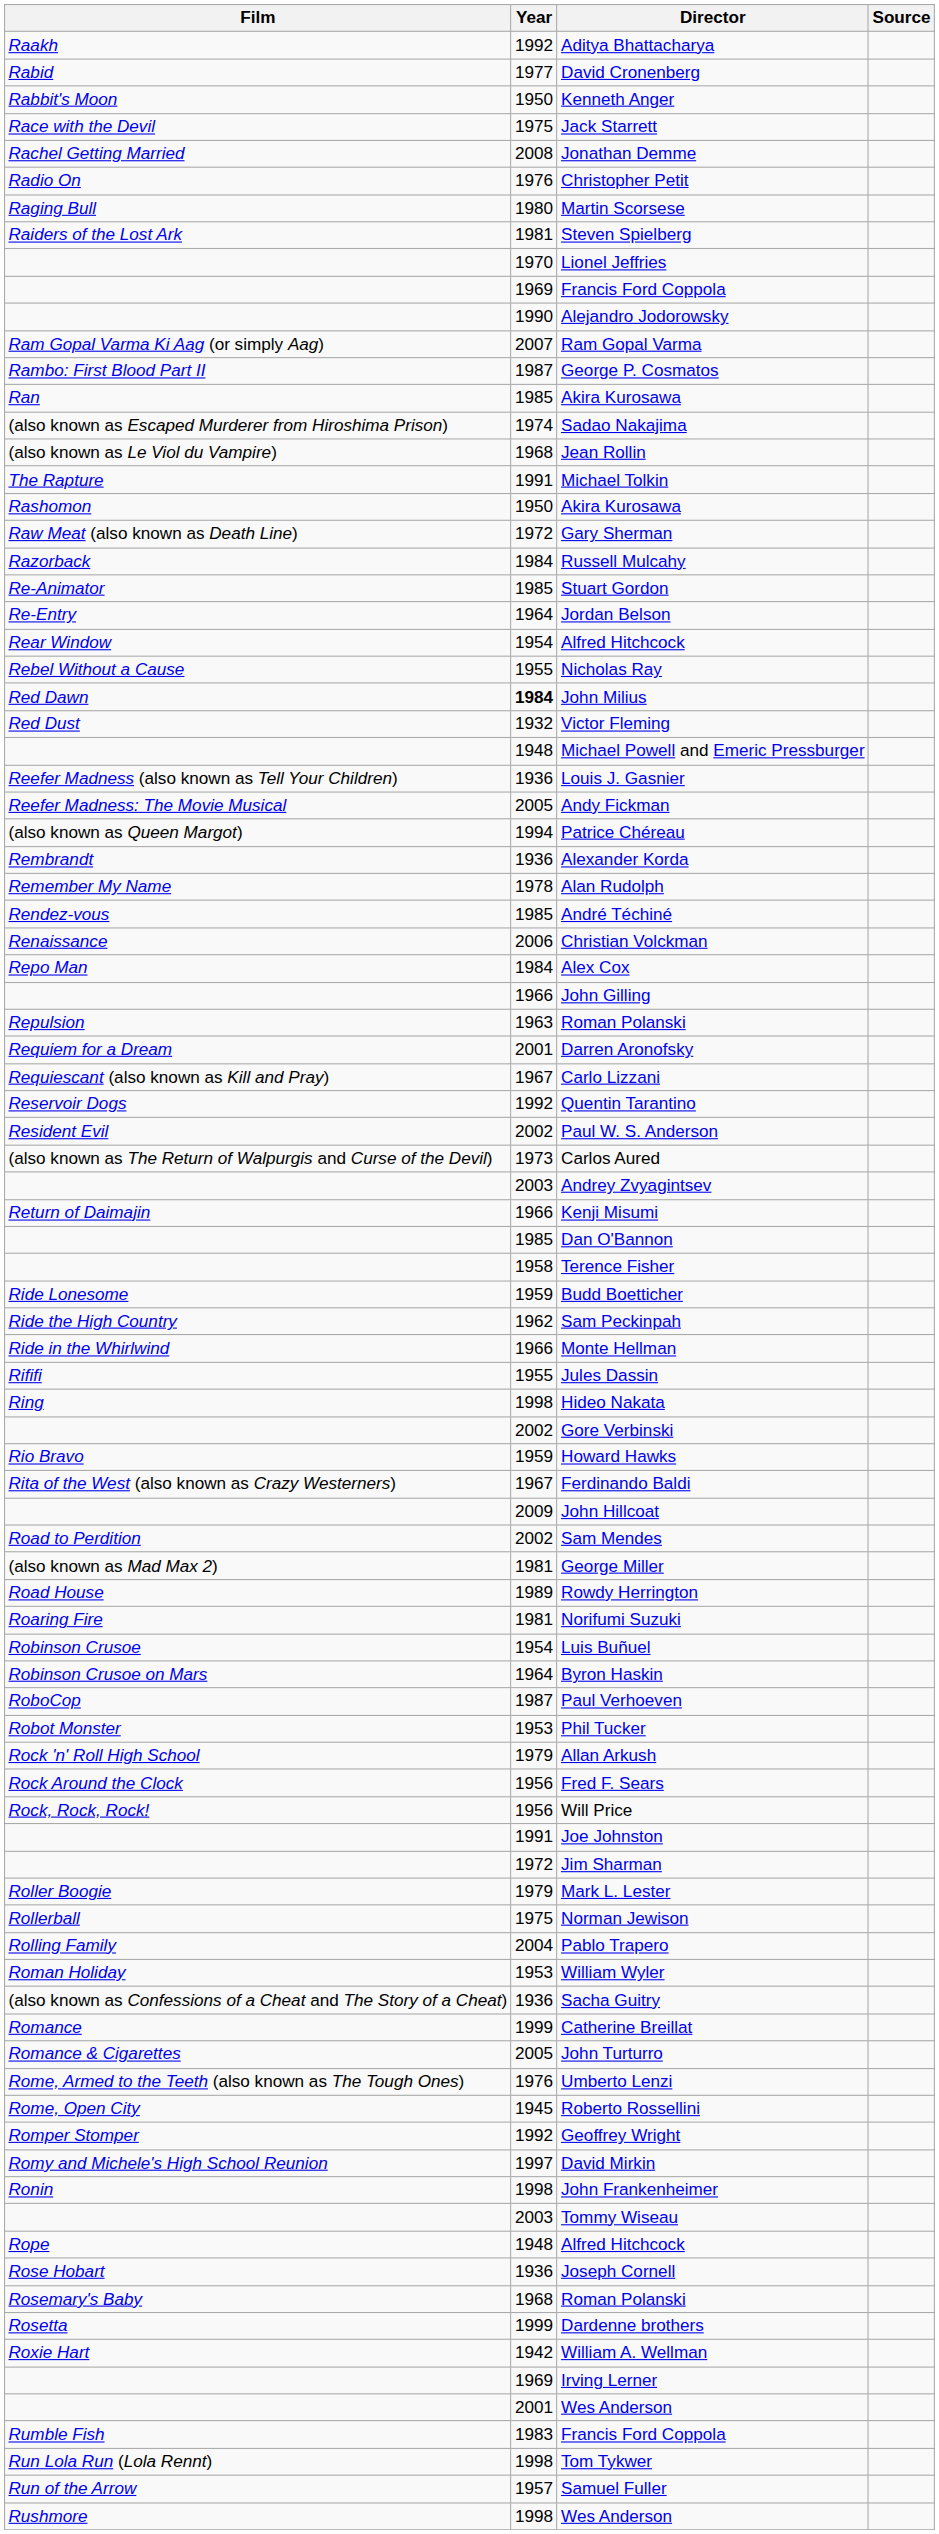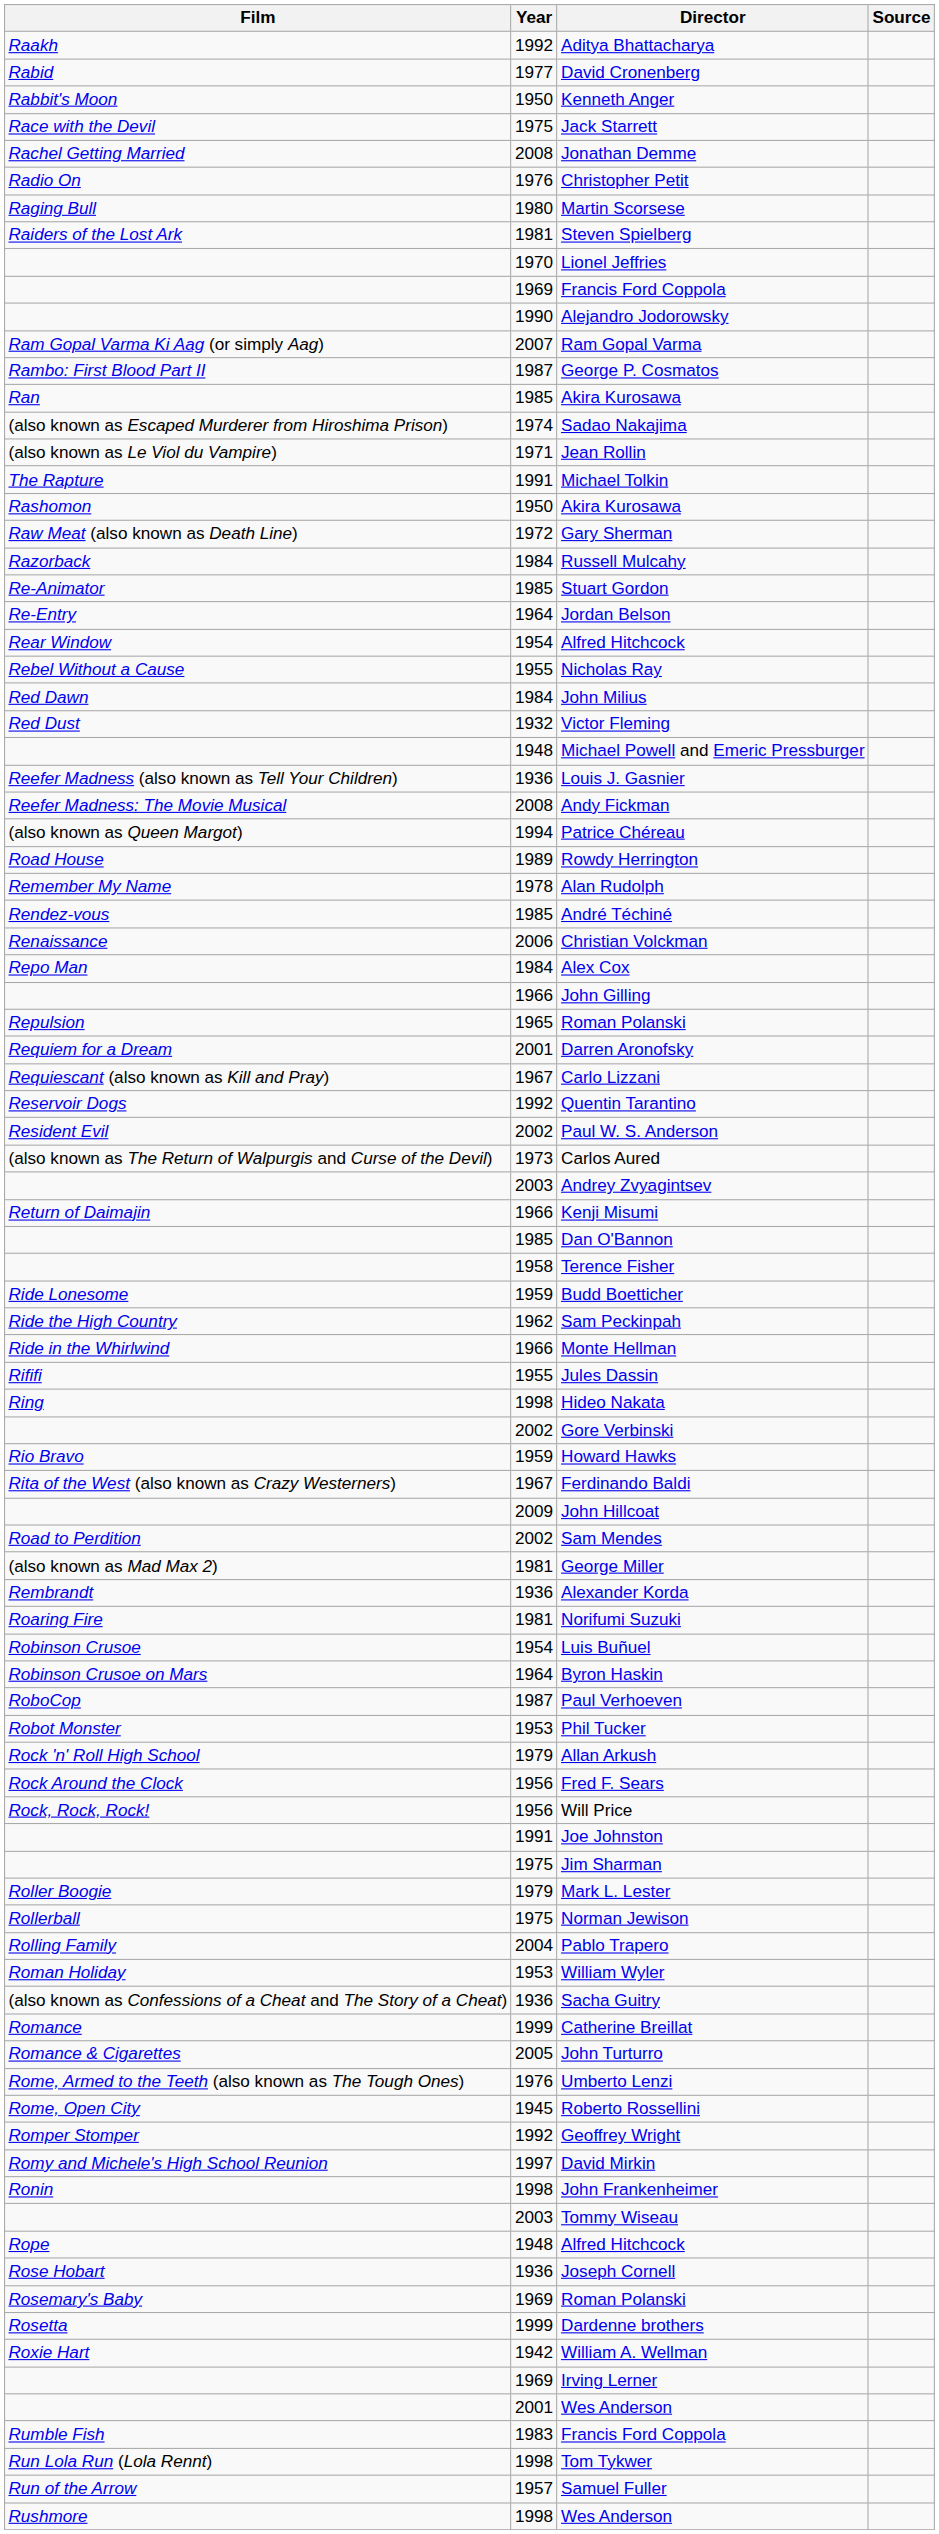(534, 452) 1968 -> (534, 452) 1971
(534, 696) bold -> (534, 696) normal
(534, 805) 2005 -> (534, 805) 2008
rows swapped: (51, 859) <-> (56, 1592)
(534, 1022) 1963 -> (534, 1022) 1965
(534, 1864) 1972 -> (534, 1864) 1975
(534, 2298) 1968 -> (534, 2298) 1969
